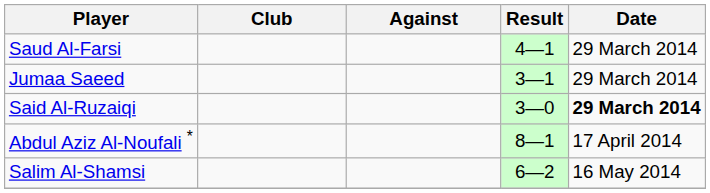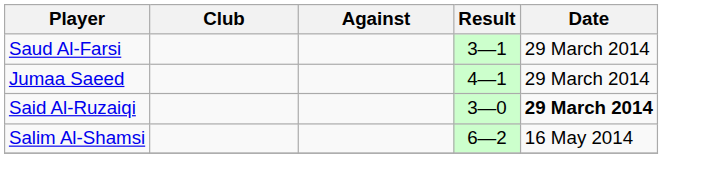(535, 49) 4—1 -> (487, 49) 3—1
(535, 78) 3—1 -> (487, 78) 4—1
- row: (101, 140)
